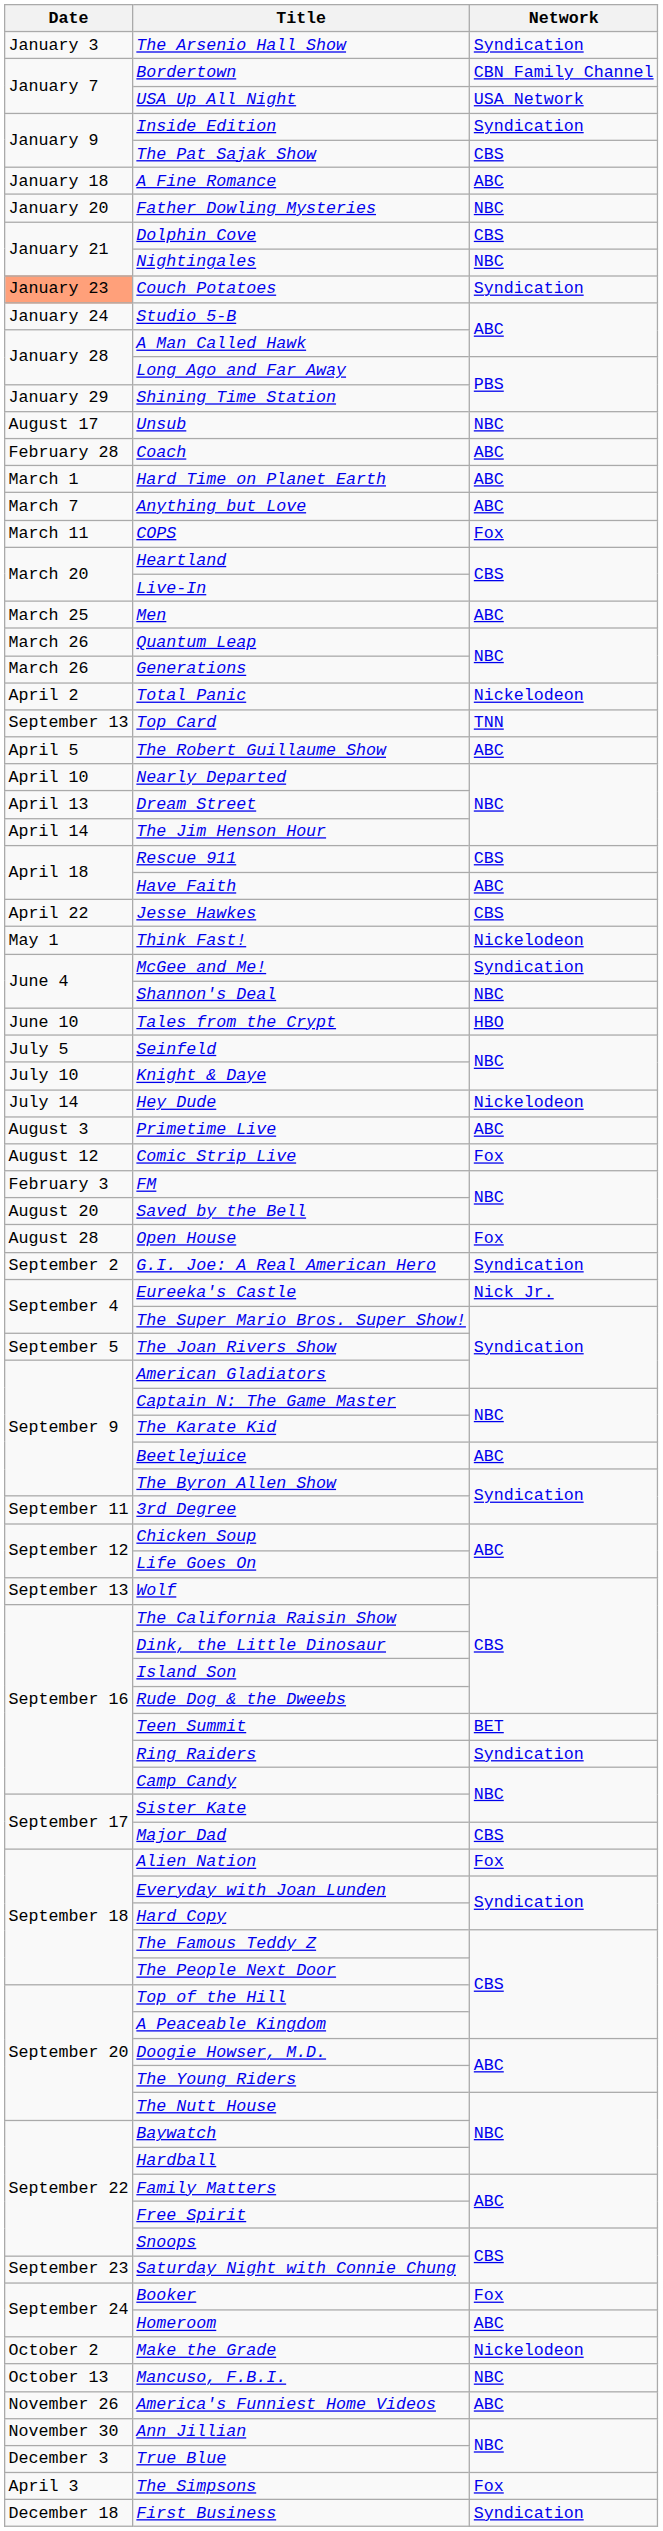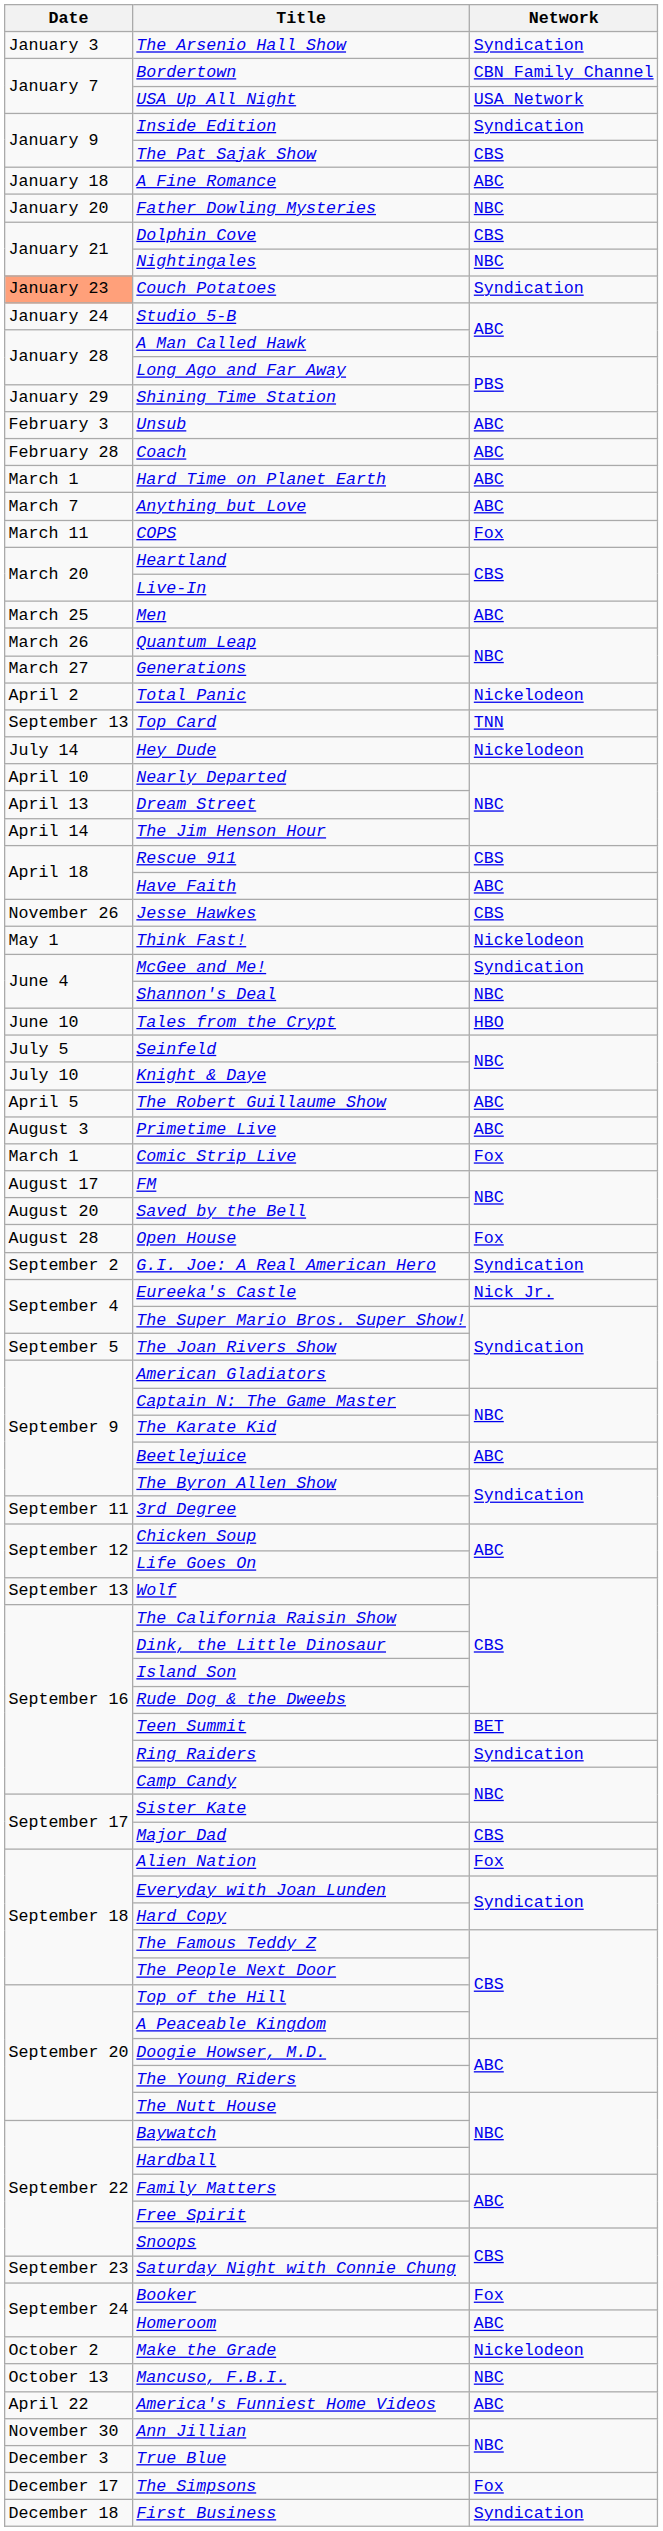(54, 425) August 17 -> (59, 425) February 3
(489, 425) NBC -> (489, 425) ABC
(49, 669) March 26 -> (49, 669) March 27
rows swapped: (261, 750) <-> (176, 1103)
(49, 913) April 22 -> (64, 913) November 26
(54, 1157) August 12 -> (44, 1157) March 1
(59, 1184) February 3 -> (54, 1184) August 17
(64, 2405) November 26 -> (49, 2405) April 22
(44, 2486) April 3 -> (64, 2486) December 17
